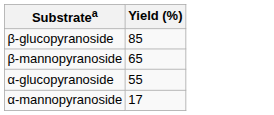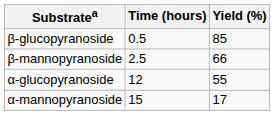+ column: (167, 16)
(135, 59) 65 -> (220, 59) 66
